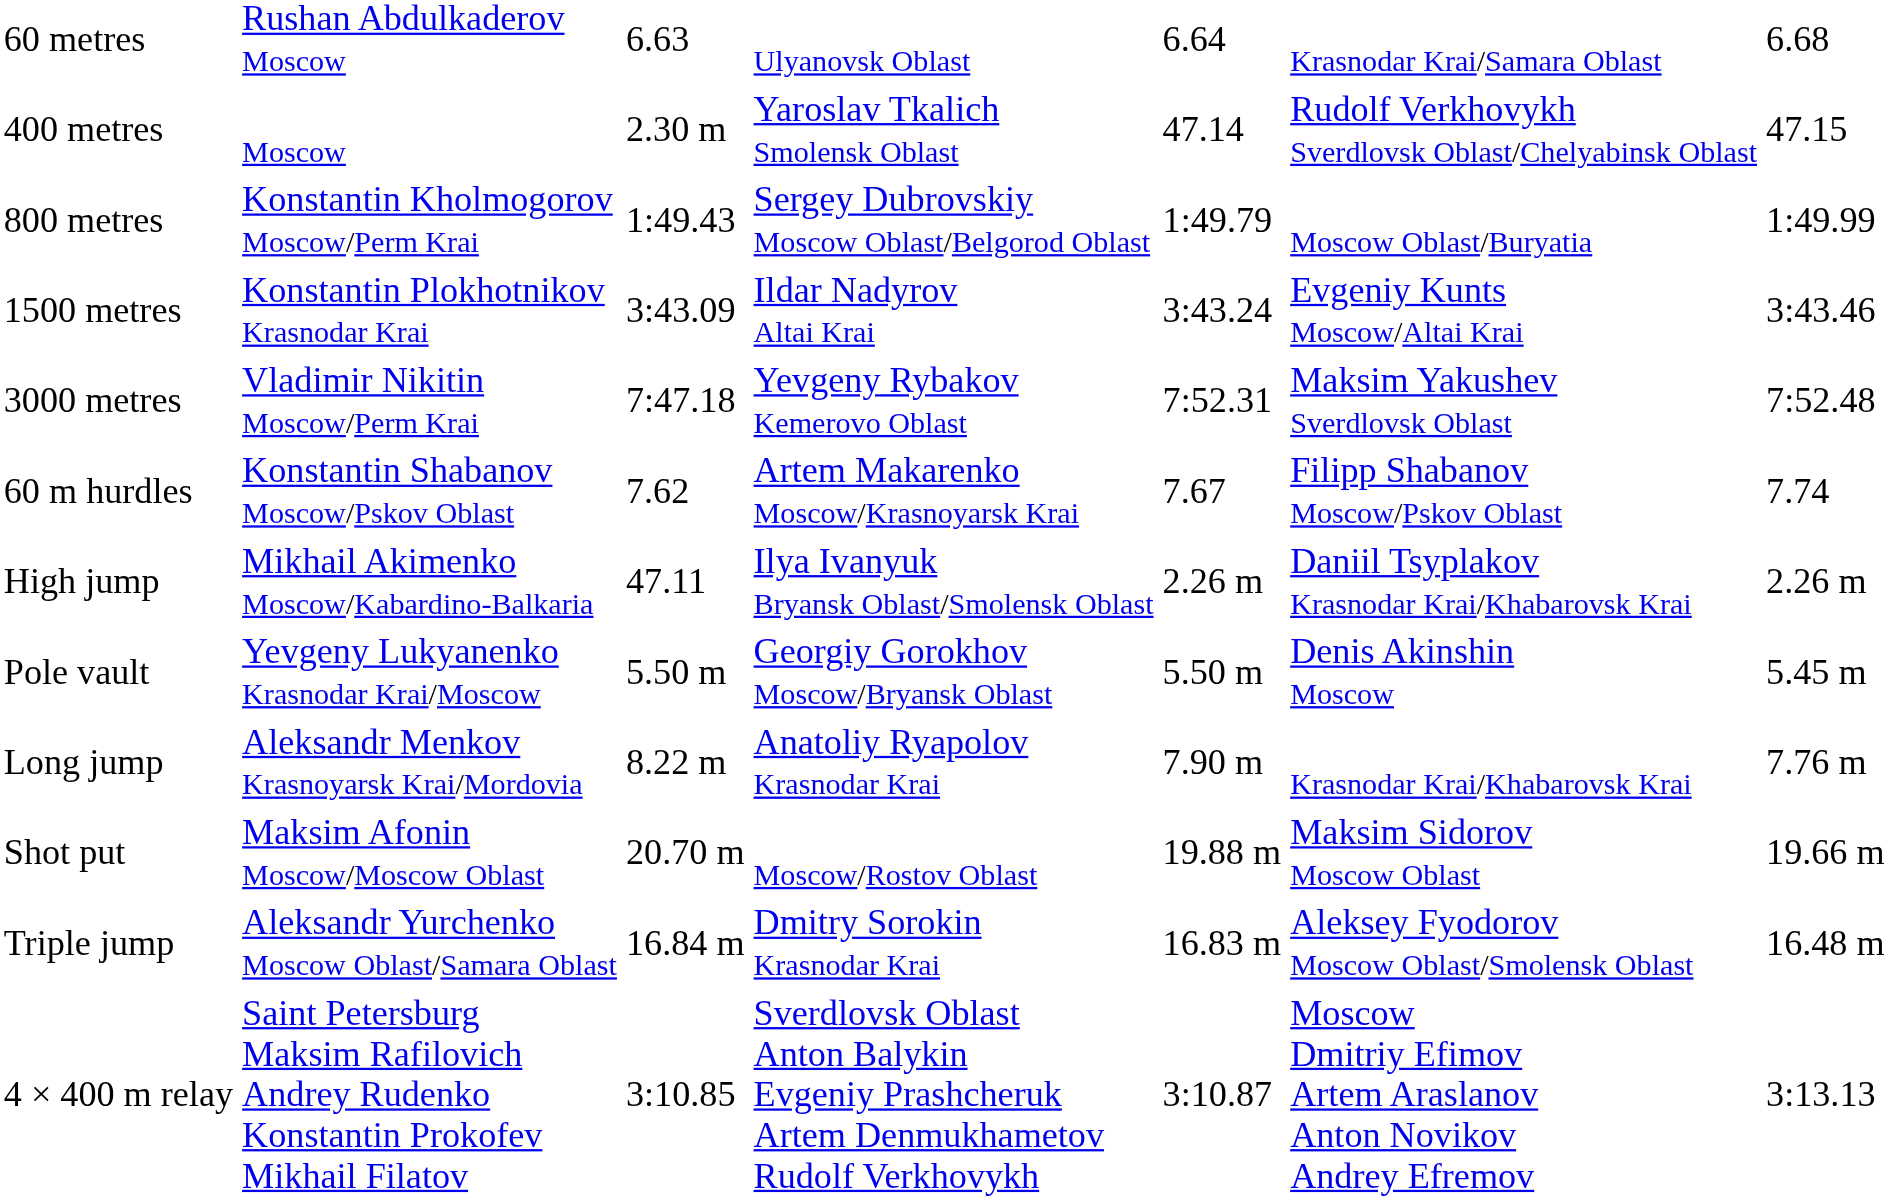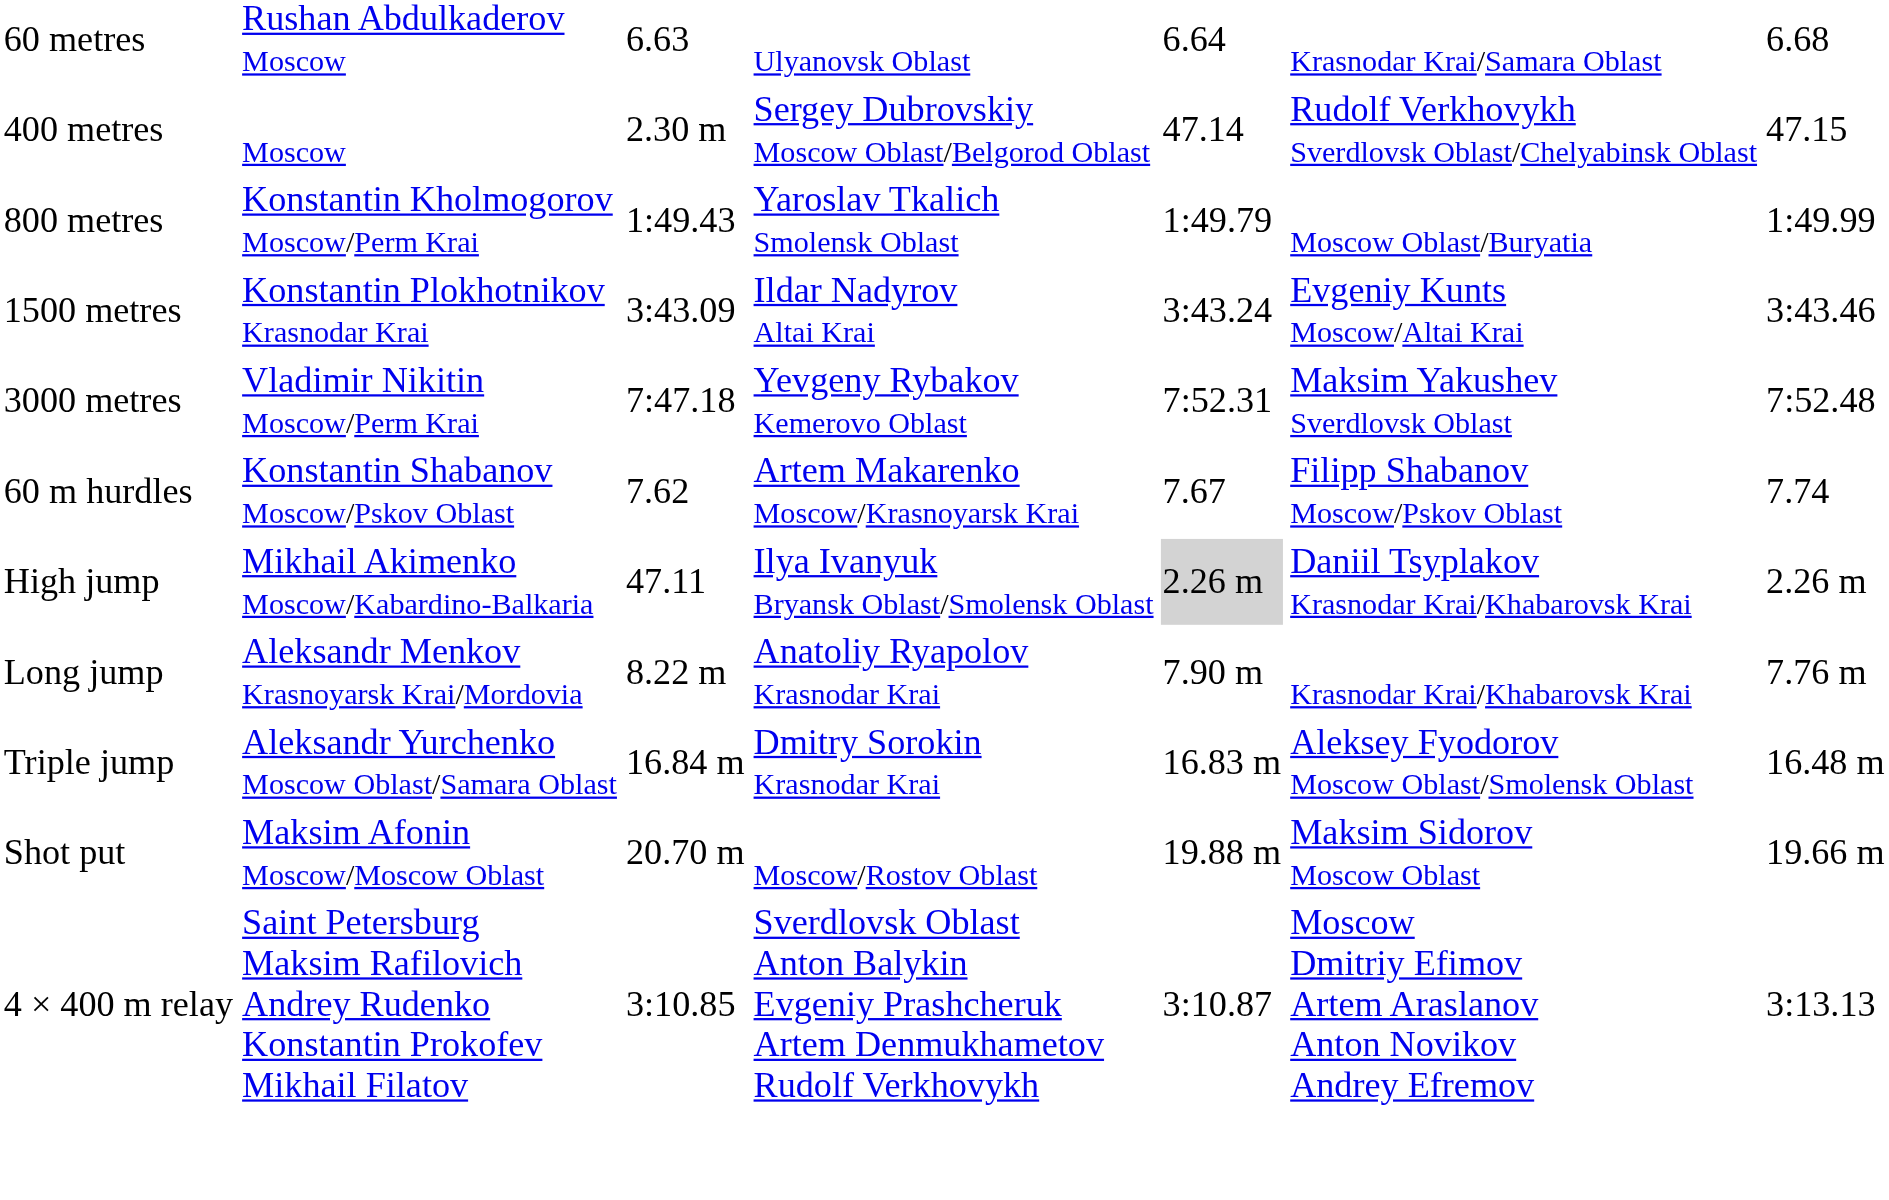(876, 129) Yaroslav Tkalich Smolensk Oblast -> (952, 129) Sergey Dubrovskiy Moscow Oblast/Belgorod Oblast
(952, 219) Sergey Dubrovskiy Moscow Oblast/Belgorod Oblast -> (876, 219) Yaroslav Tkalich Smolensk Oblast
(1213, 581) no background -> (1213, 581) lightgrey background
- row: (77, 671)
rows swapped: (89, 942) <-> (65, 852)
